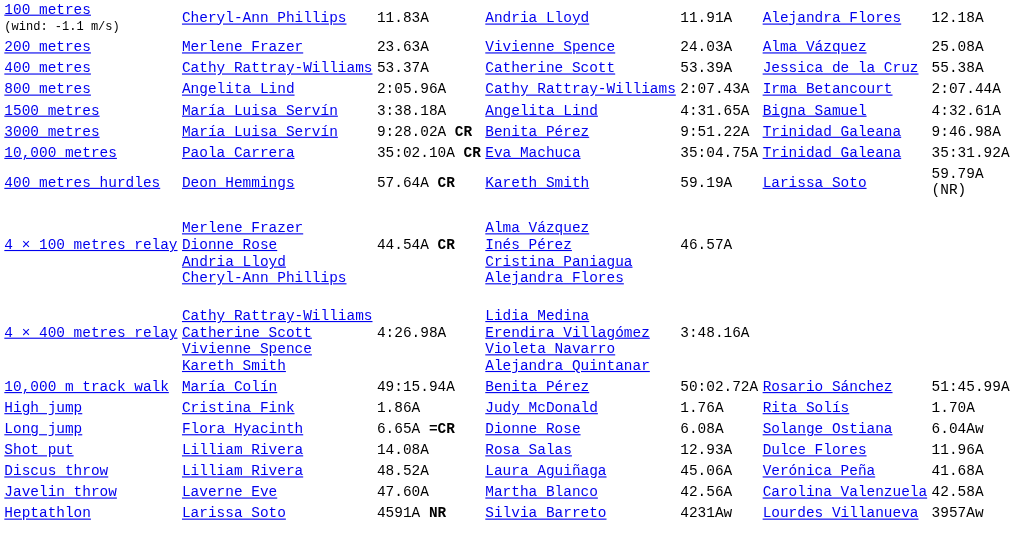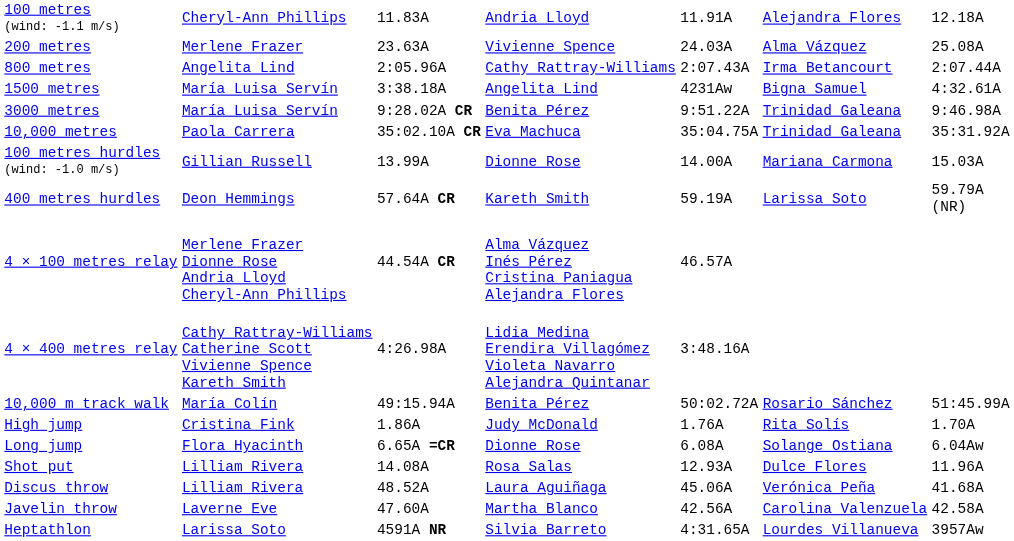- row: (48, 68)
(715, 111) 4:31.65A -> (706, 90) 4231Aw
+ row: (82, 161)
(706, 514) 4231Aw -> (715, 530) 4:31.65A
